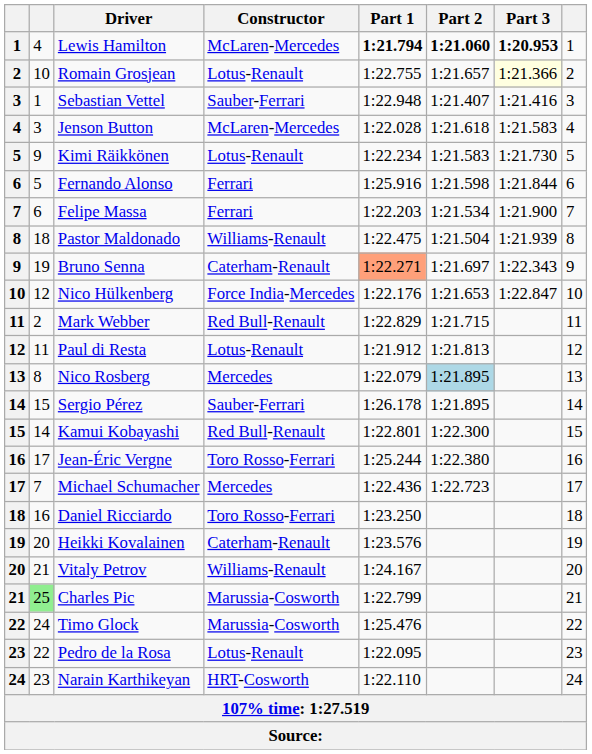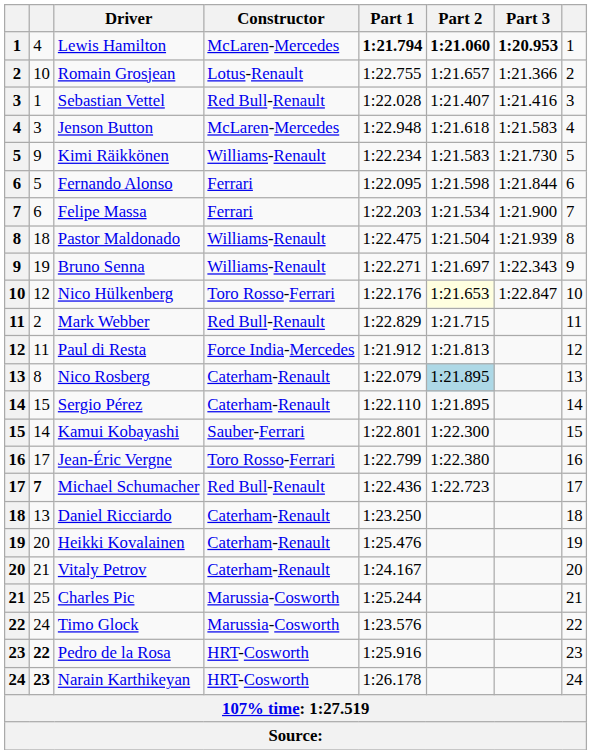(528, 73) lightyellow background -> (528, 73) no background
(256, 100) Sauber-Ferrari -> (266, 100) Red Bull-Renault
(392, 100) 1:22.948 -> (392, 100) 1:22.028
(392, 128) 1:22.028 -> (392, 128) 1:22.948
(255, 155) Lotus-Renault -> (266, 155) Williams-Renault
(392, 183) 1:25.916 -> (392, 183) 1:22.095
(269, 266) Caterham-Renault -> (266, 266) Williams-Renault
(392, 266) lightsalmon background -> (392, 266) no background
(281, 293) Force India-Mercedes -> (271, 293) Toro Rosso-Ferrari
(460, 293) no background -> (460, 293) lightyellow background
(255, 349) Lotus-Renault -> (281, 349) Force India-Mercedes
(240, 376) Mercedes -> (269, 376) Caterham-Renault
(256, 404) Sauber-Ferrari -> (269, 404) Caterham-Renault
(392, 404) 1:26.178 -> (392, 404) 1:22.110
(266, 431) Red Bull-Renault -> (256, 431) Sauber-Ferrari
(392, 459) 1:25.244 -> (392, 459) 1:22.799
(37, 487) normal -> (37, 487) bold
(240, 487) Mercedes -> (266, 487) Red Bull-Renault
(42, 514) 16 -> (42, 514) 13
(271, 514) Toro Rosso-Ferrari -> (269, 514) Caterham-Renault
(392, 542) 1:23.576 -> (392, 542) 1:25.476
(266, 569) Williams-Renault -> (269, 569) Caterham-Renault
(42, 597) lightgreen background -> (42, 597) no background
(392, 597) 1:22.799 -> (392, 597) 1:25.244
(392, 625) 1:25.476 -> (392, 625) 1:23.576
(42, 652) normal -> (42, 652) bold
(255, 652) Lotus-Renault -> (258, 652) HRT-Cosworth
(392, 652) 1:22.095 -> (392, 652) 1:25.916
(42, 680) normal -> (42, 680) bold
(392, 680) 1:22.110 -> (392, 680) 1:26.178
